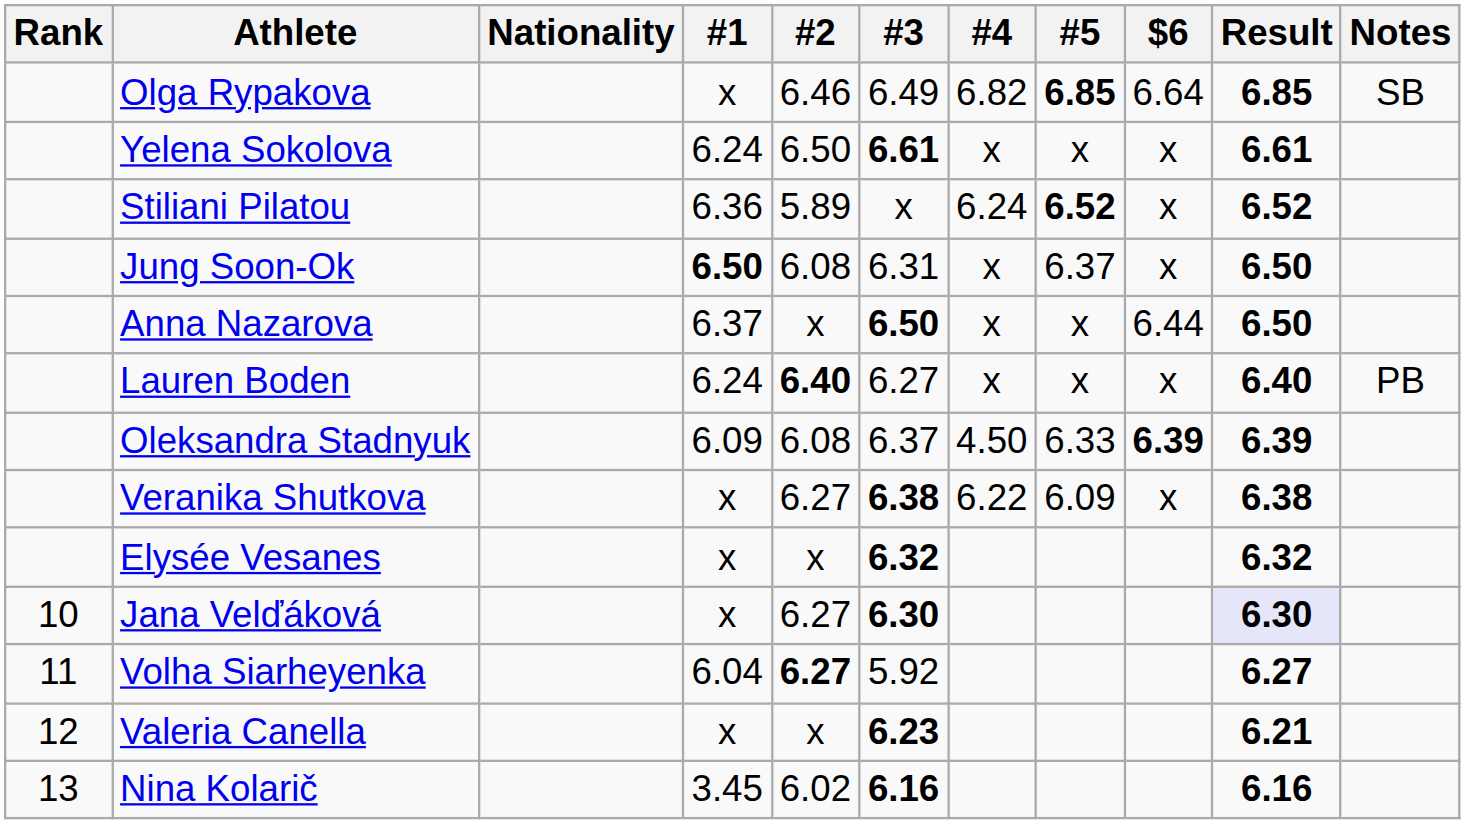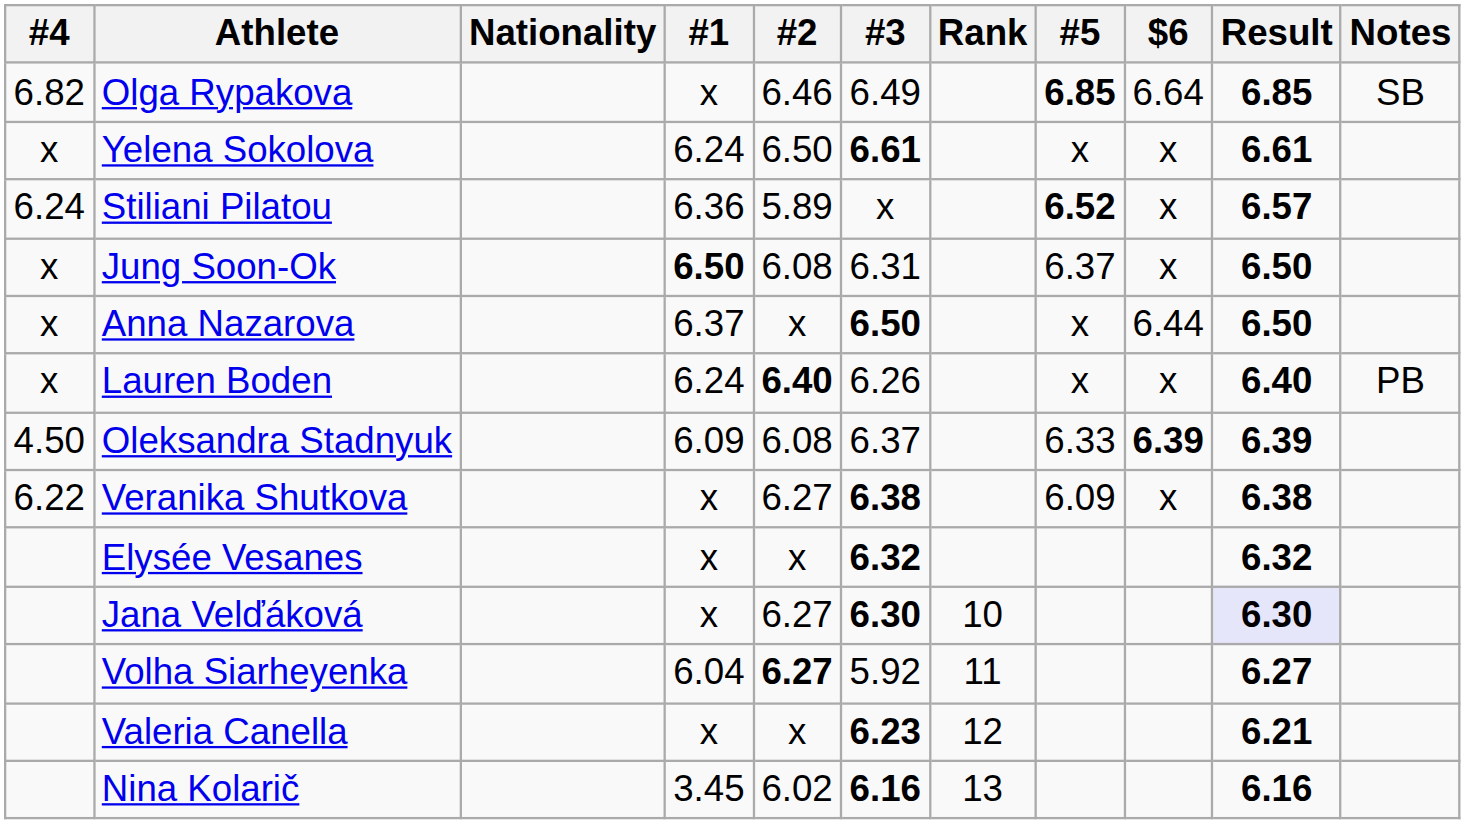columns swapped: (58, 33) <-> (992, 33)
(1277, 207) 6.52 -> (1277, 207) 6.57
(904, 382) 6.27 -> (885, 382) 6.26
